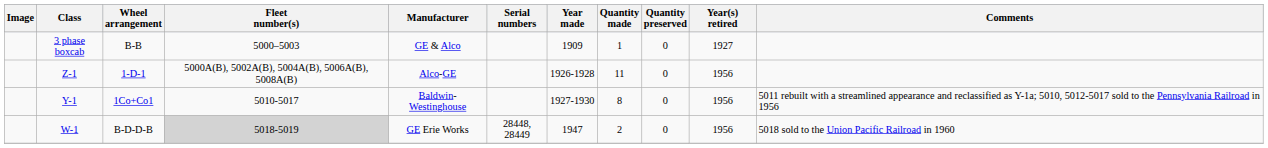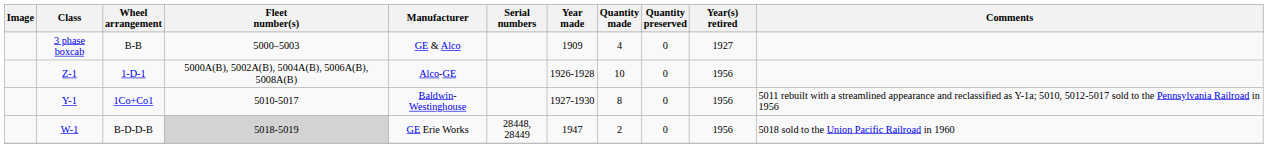(619, 46) 1 -> (619, 46) 4
(619, 73) 11 -> (619, 73) 10
